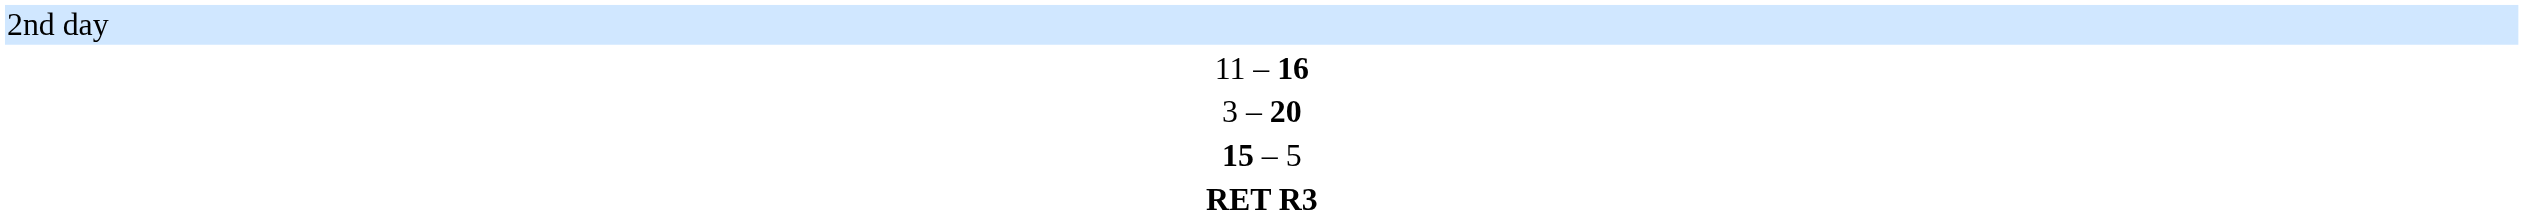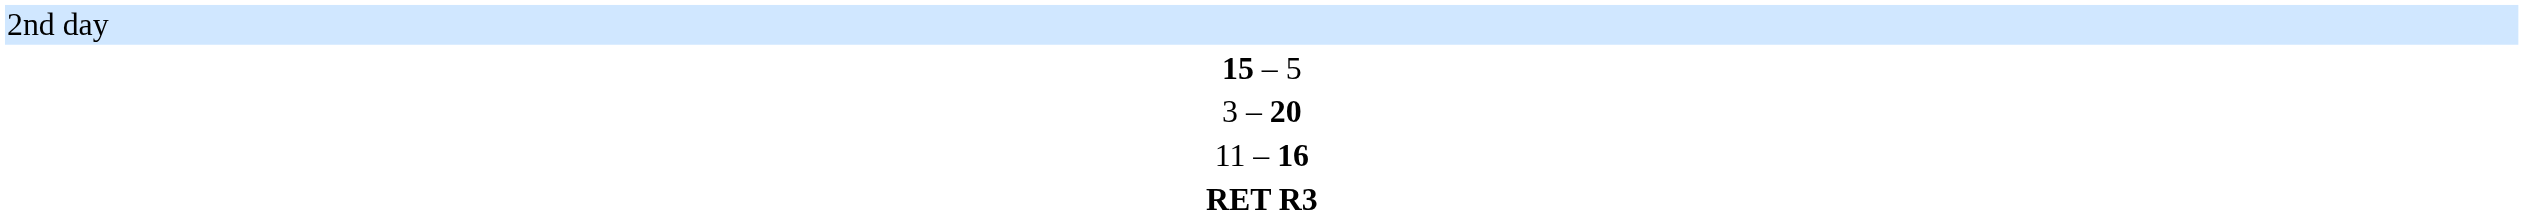rows swapped: (1262, 68) <-> (1262, 155)
